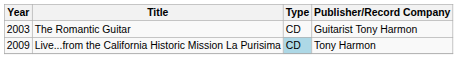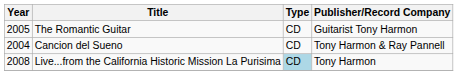(18, 29) 2003 -> (18, 29) 2005
+ row: (79, 45)
(18, 45) 2009 -> (18, 62) 2008
